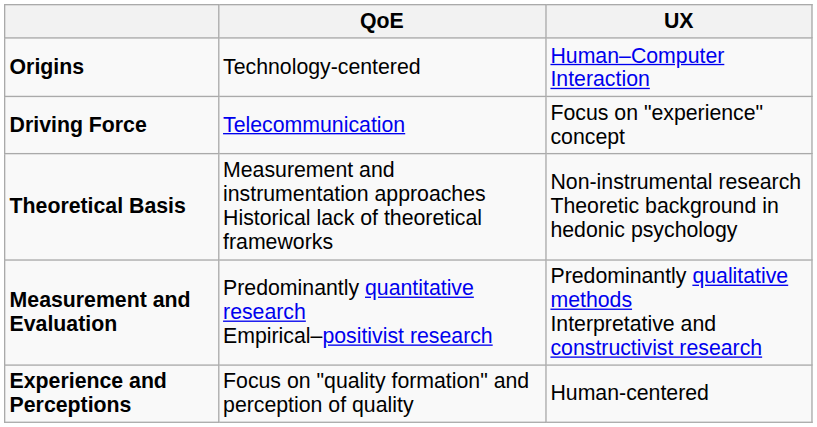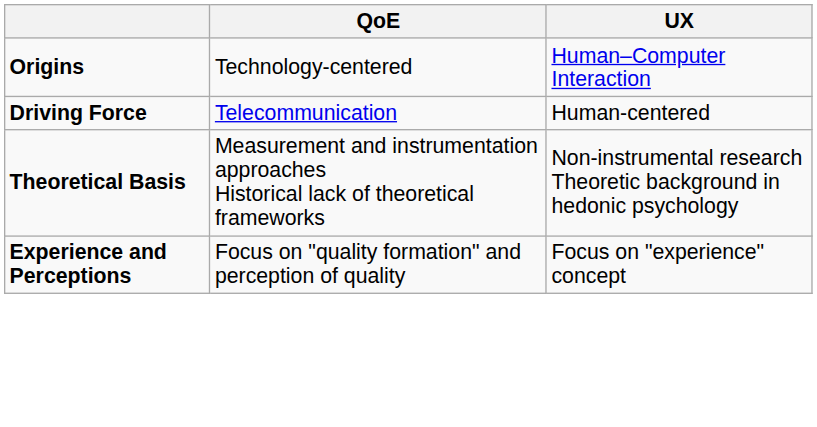(657, 124) Focus on "experience" concept -> (631, 112) Human-centered
- row: (100, 311)
(630, 393) Human-centered -> (658, 264) Focus on "experience" concept
